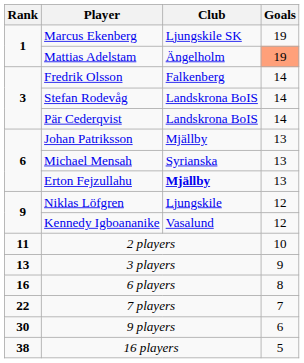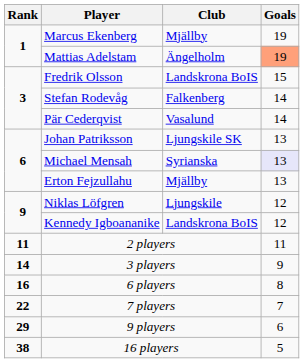(204, 35) Ljungskile SK -> (186, 35) Mjällby
(195, 77) Falkenberg -> (212, 77) Landskrona BoIS
(280, 77) 14 -> (280, 77) 15
(212, 98) Landskrona BoIS -> (195, 98) Falkenberg
(212, 118) Landskrona BoIS -> (190, 118) Vasalund
(186, 139) Mjällby -> (204, 139) Ljungskile SK
(280, 160) no background -> (280, 160) lavender background
(188, 181) bold -> (186, 181) normal
(190, 222) Vasalund -> (212, 222) Landskrona BoIS
(280, 243) 10 -> (280, 243) 11
(23, 264) 13 -> (23, 264) 14
(23, 327) 30 -> (23, 327) 29
